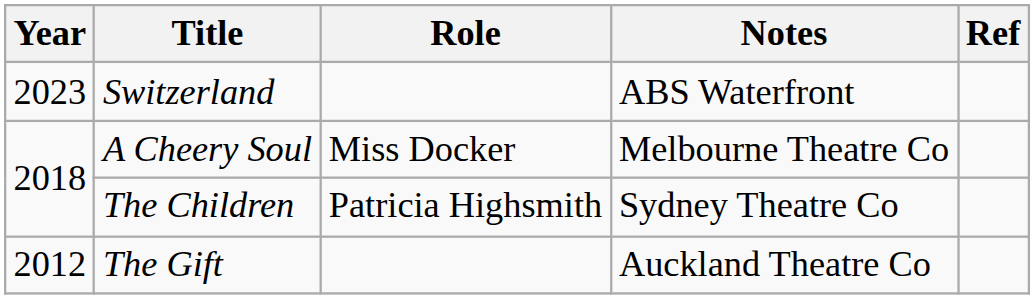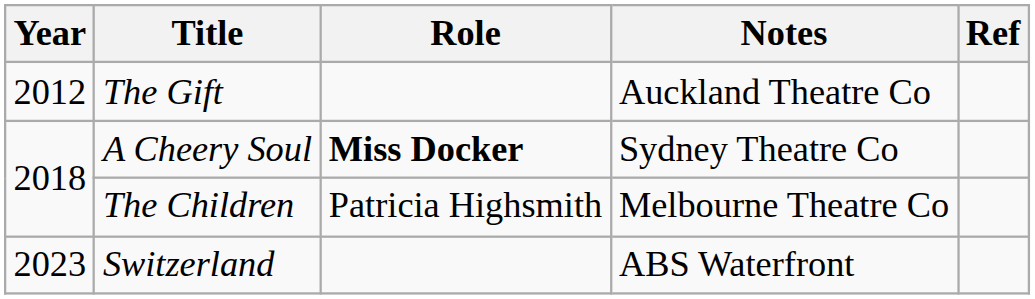rows swapped: (189, 90) <-> (163, 263)
(422, 148) normal -> (426, 148) bold
(784, 148) Melbourne Theatre Co -> (759, 148) Sydney Theatre Co
(759, 206) Sydney Theatre Co -> (784, 206) Melbourne Theatre Co
